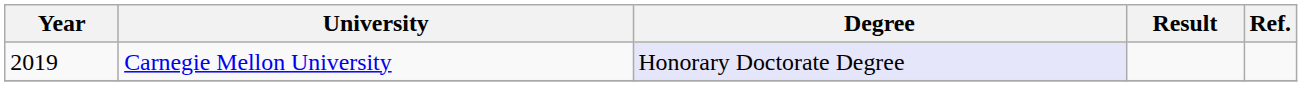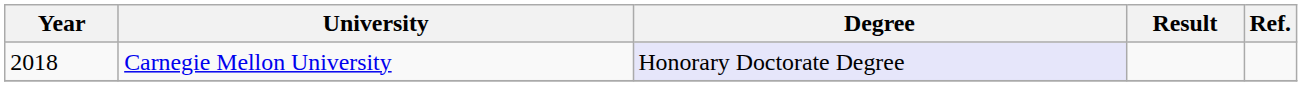(34, 61) 2019 -> (34, 61) 2018
